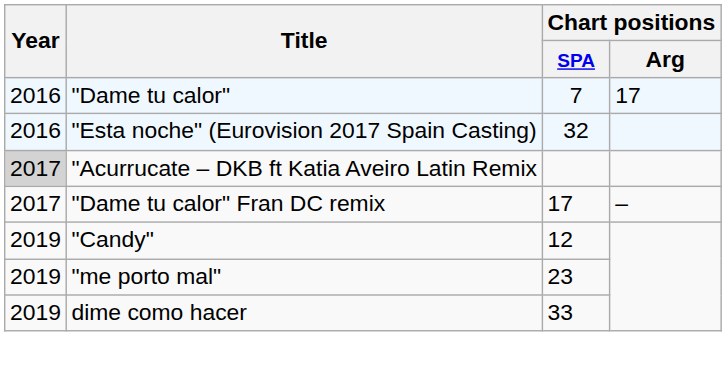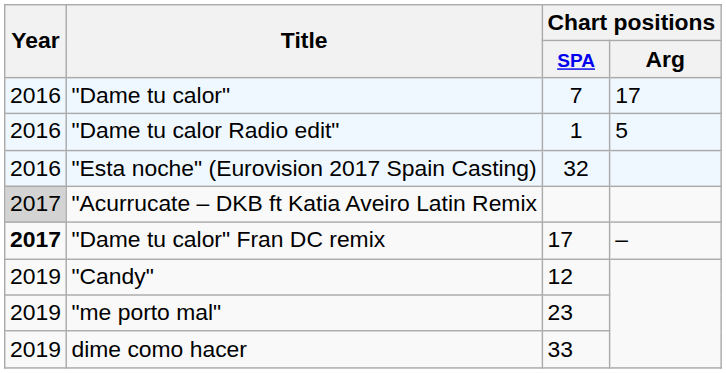+ row: (205, 131)
(35, 204) normal -> (35, 240) bold
